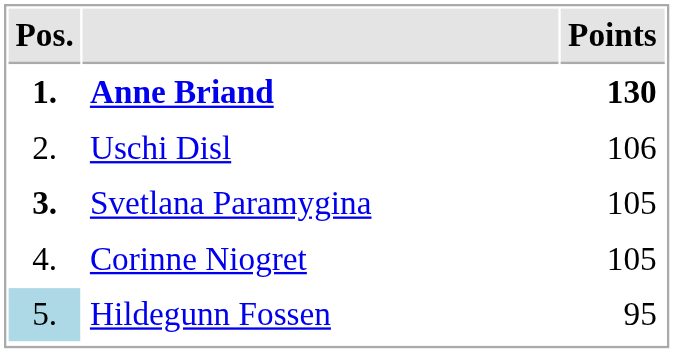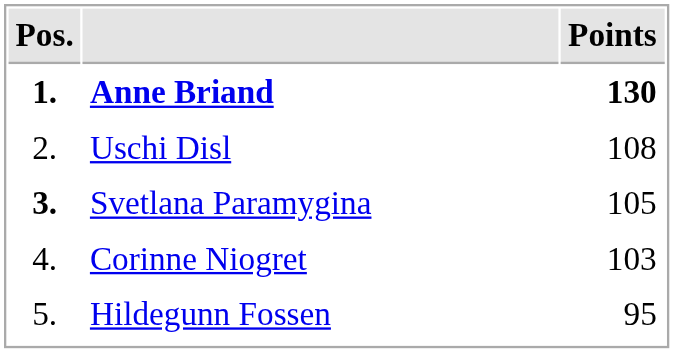(632, 147) 106 -> (632, 147) 108
(632, 258) 105 -> (632, 258) 103
(45, 314) lightblue background -> (45, 314) no background
